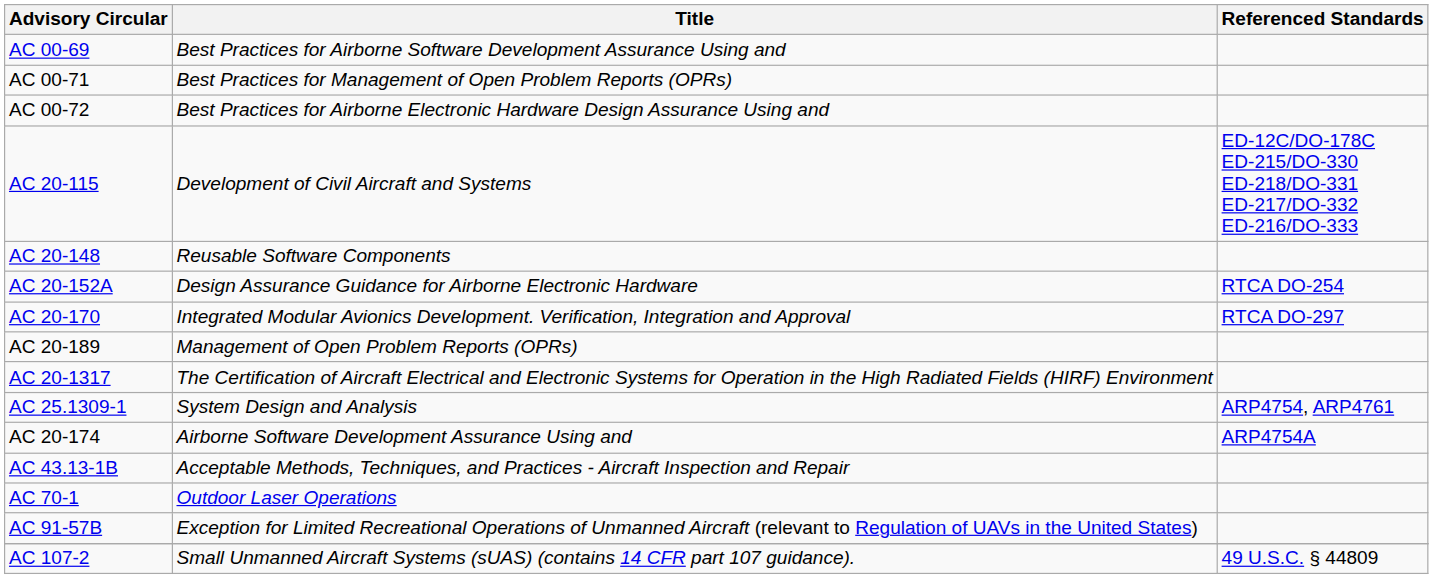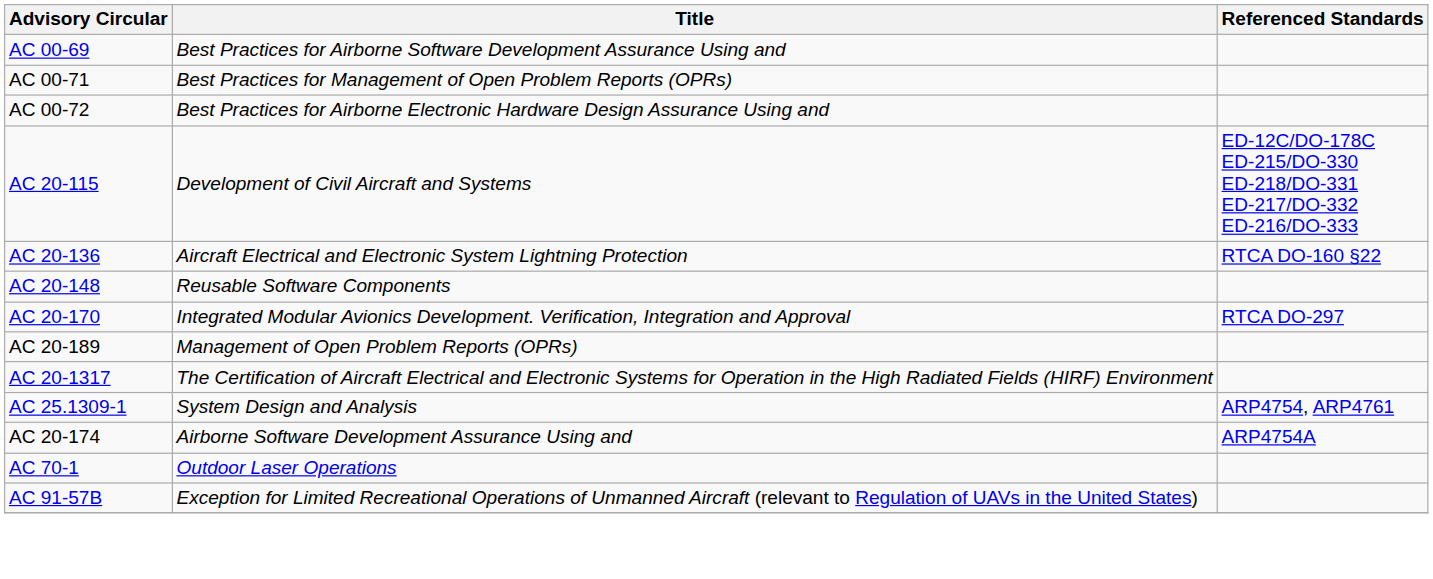+ row: (55, 256)
- row: (61, 286)
- row: (63, 467)
- row: (49, 558)
